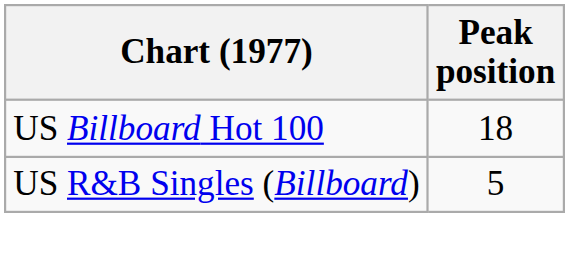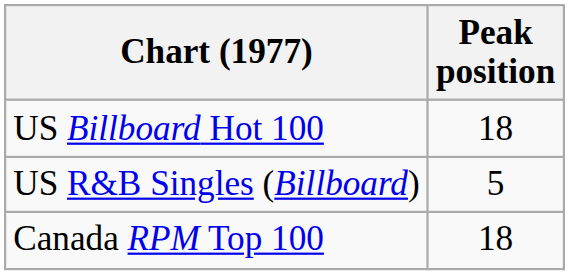+ row: (169, 239)
